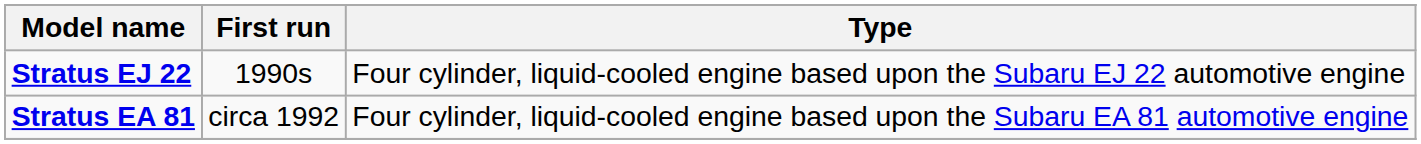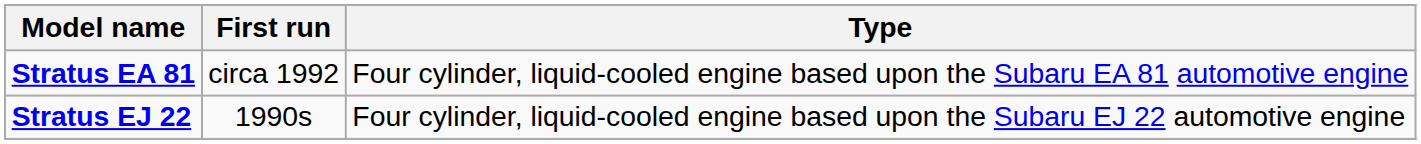rows swapped: (103, 117) <-> (101, 73)
